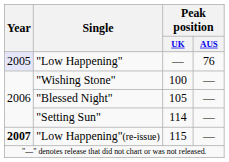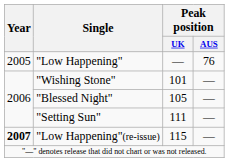(19, 61) lavender background -> (19, 61) no background
(178, 80) 100 -> (178, 80) 101
(178, 117) 114 -> (178, 117) 111
